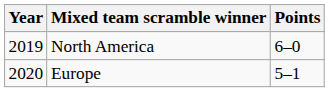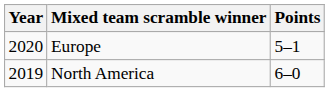rows swapped: (103, 45) <-> (76, 73)
